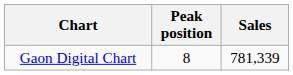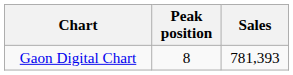(255, 57) 781,339 -> (255, 57) 781,393
